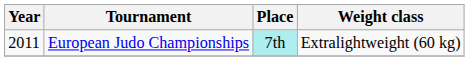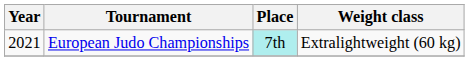(24, 42) 2011 -> (24, 42) 2021
